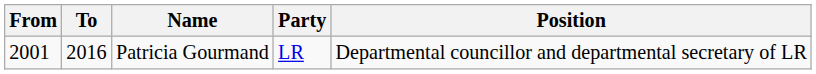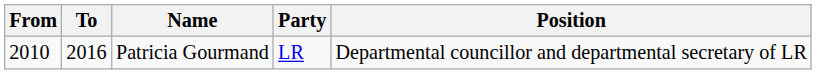(29, 52) 2001 -> (29, 52) 2010
